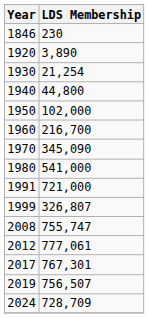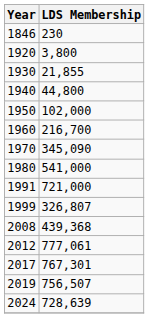(59, 53) 3,890 -> (59, 53) 3,800
(63, 72) 21,254 -> (63, 72) 21,855
(66, 226) 755,747 -> (66, 226) 439,368
(66, 303) 728,709 -> (66, 303) 728,639
